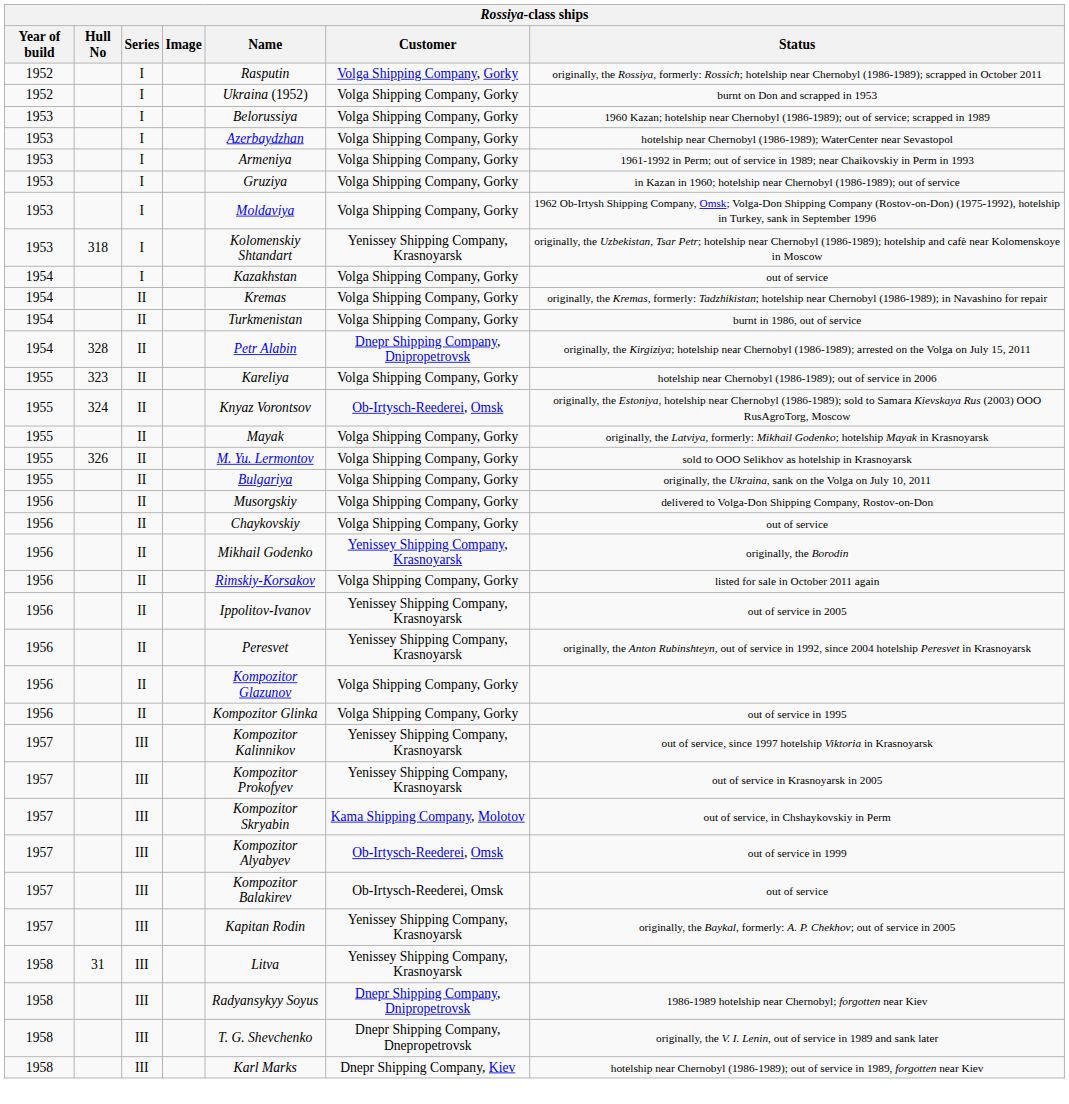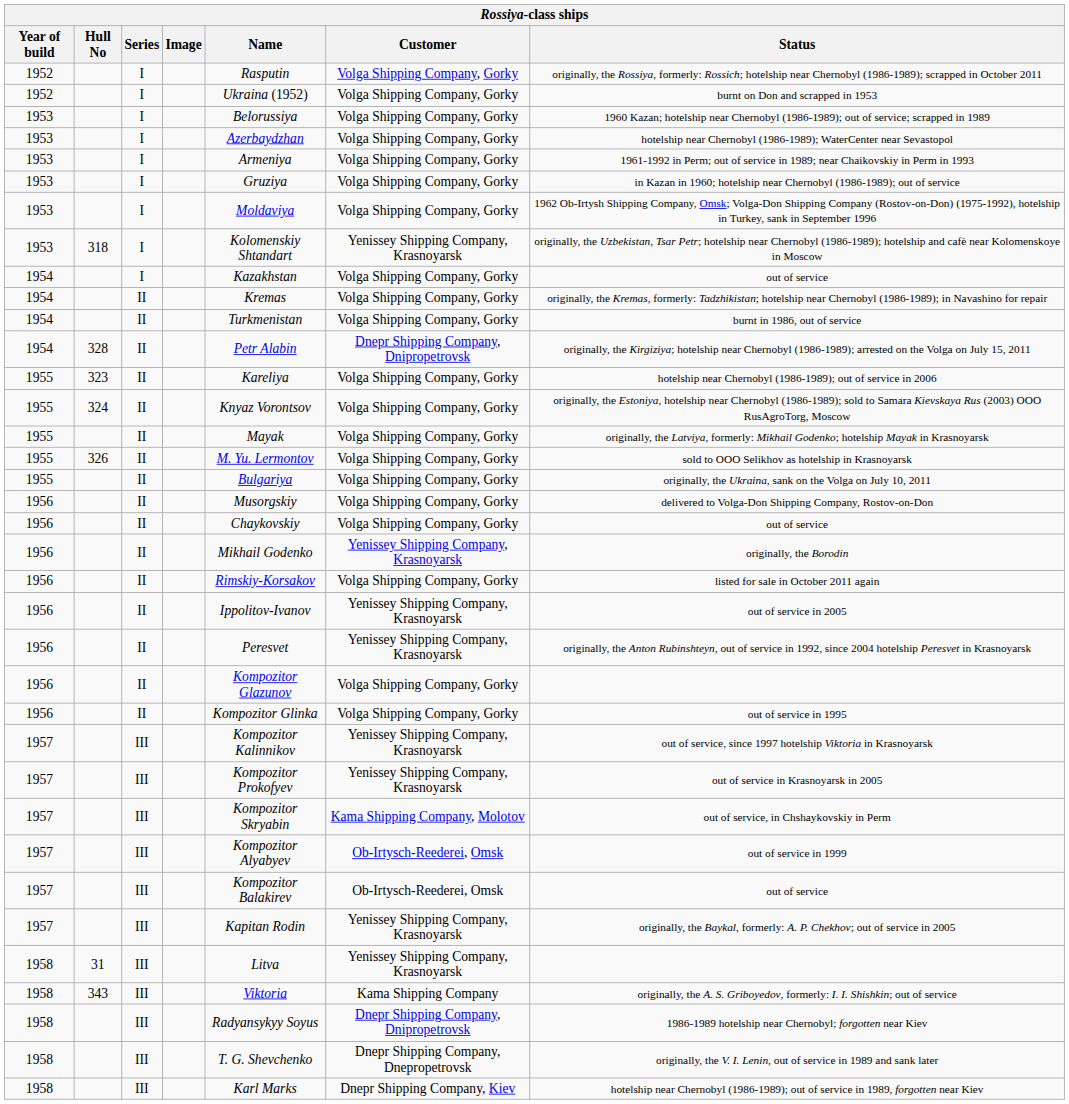(428, 407) Ob-Irtysch-Reederei, Omsk -> (428, 407) Volga Shipping Company, Gorky
+ row: (39, 993)
